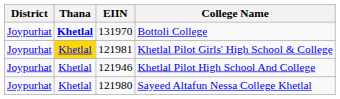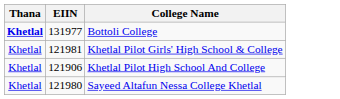- column: (29, 13)
(115, 31) 131970 -> (65, 31) 131977
(75, 49) gold background -> (25, 49) no background
(115, 67) 121946 -> (65, 67) 121906
